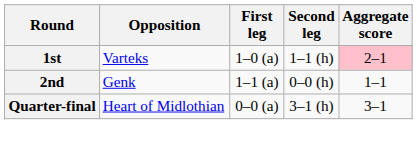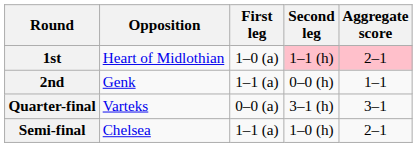(125, 57) Varteks -> (163, 57) Heart of Midlothian
(311, 57) no background -> (311, 57) pink background
(163, 106) Heart of Midlothian -> (125, 106) Varteks
+ row: (52, 130)
